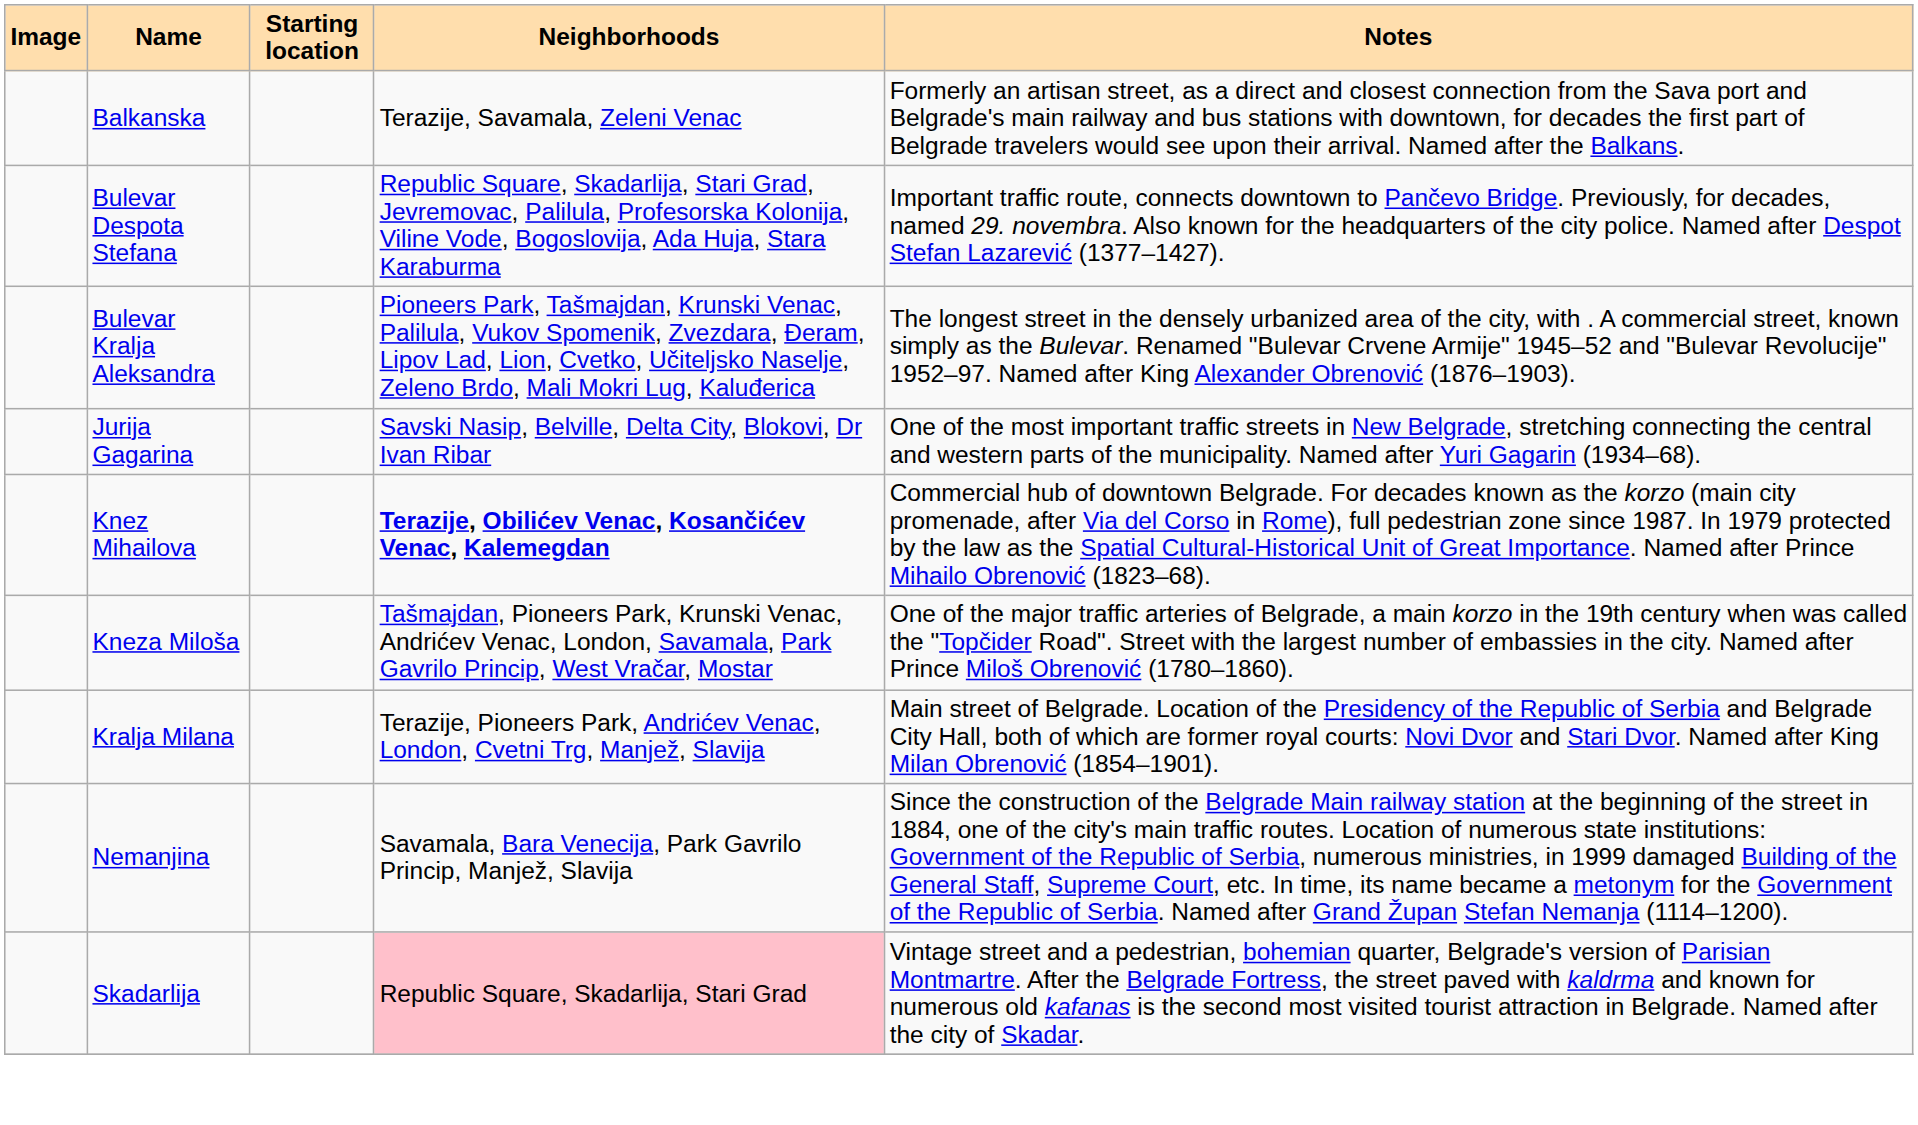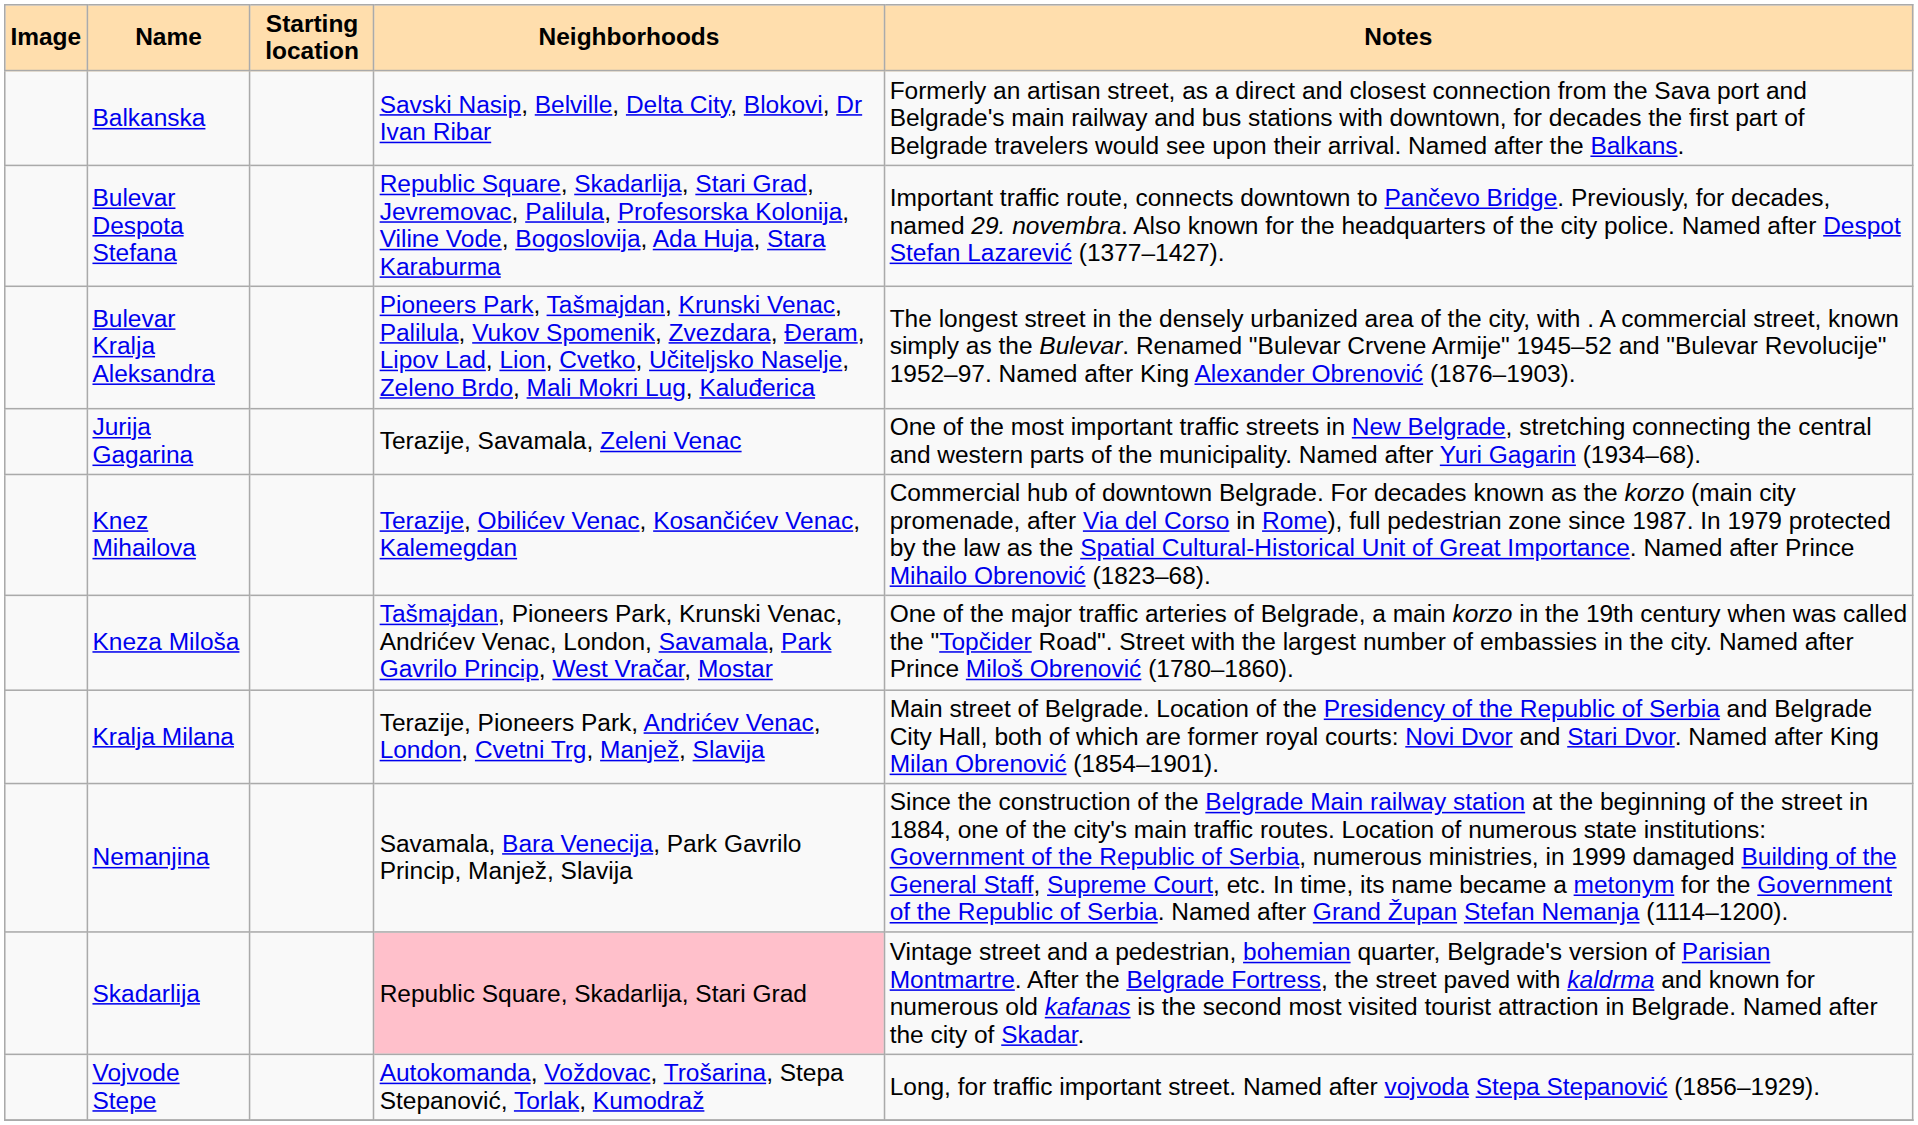(561, 117) Terazije, Savamala, Zeleni Venac -> (621, 117) Savski Nasip, Belville, Delta City, Blokovi, Dr Ivan Ribar
(621, 440) Savski Nasip, Belville, Delta City, Blokovi, Dr Ivan Ribar -> (561, 440) Terazije, Savamala, Zeleni Venac
(592, 534) bold -> (620, 534) normal
+ row: (136, 1086)
